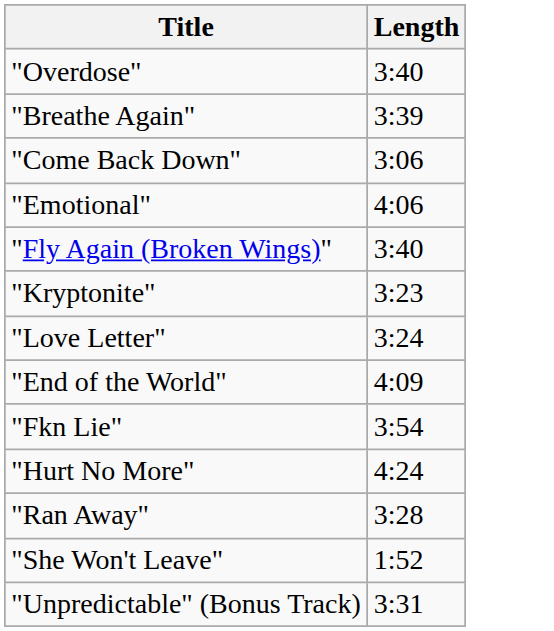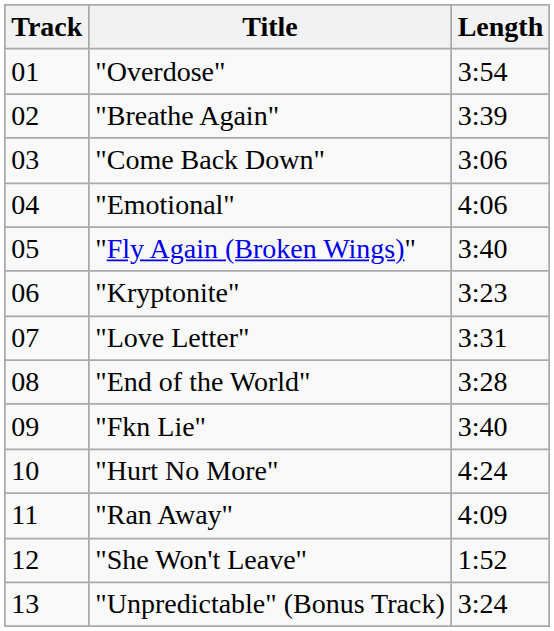+ column: (47, 26)
(399, 71) 3:40 -> (483, 71) 3:54
(399, 337) 3:24 -> (483, 337) 3:31
(399, 381) 4:09 -> (483, 381) 3:28
(399, 426) 3:54 -> (483, 426) 3:40
(399, 515) 3:28 -> (483, 515) 4:09
(399, 603) 3:31 -> (483, 603) 3:24
